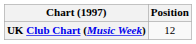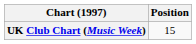(170, 30) 12 -> (170, 30) 15
